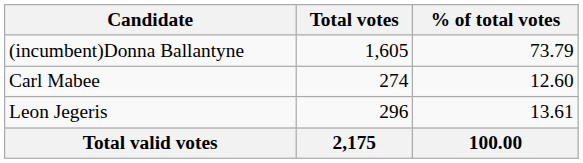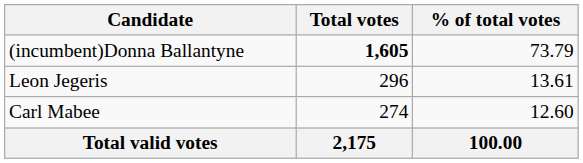(387, 50) normal -> (387, 50) bold
rows swapped: (58, 111) <-> (54, 81)
